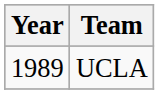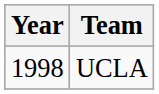(37, 67) 1989 -> (37, 67) 1998
